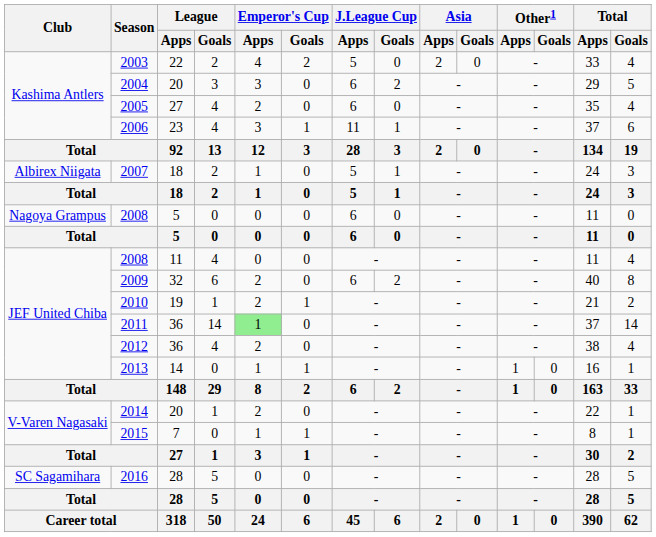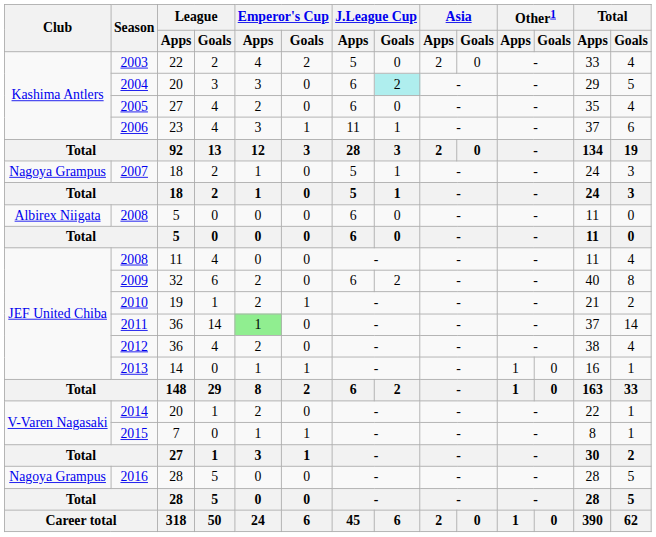(397, 84) no background -> (397, 84) paleturquoise background
(58, 171) Albirex Niigata -> (58, 171) Nagoya Grampus
(58, 215) Nagoya Grampus -> (58, 215) Albirex Niigata
(58, 477) SC Sagamihara -> (58, 477) Nagoya Grampus
